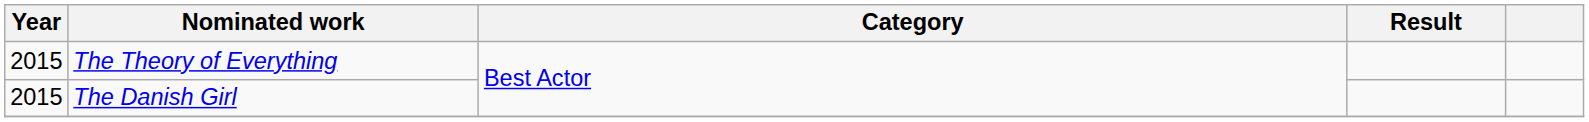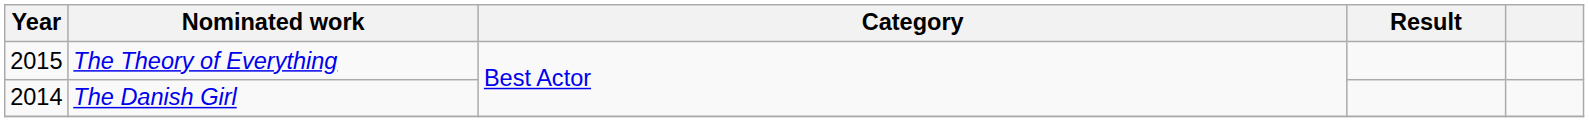(36, 97) 2015 -> (36, 97) 2014
